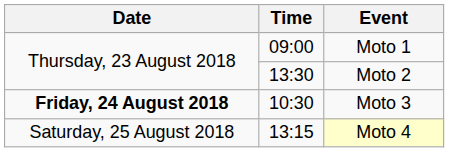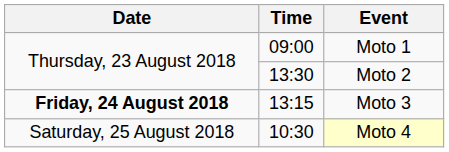(291, 103) 10:30 -> (291, 103) 13:15
(291, 132) 13:15 -> (291, 132) 10:30
